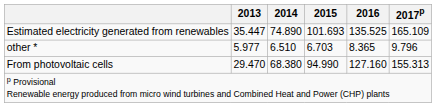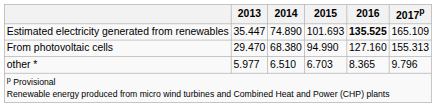(368, 32) normal -> (368, 32) bold
rows swapped: (60, 65) <-> (22, 48)
